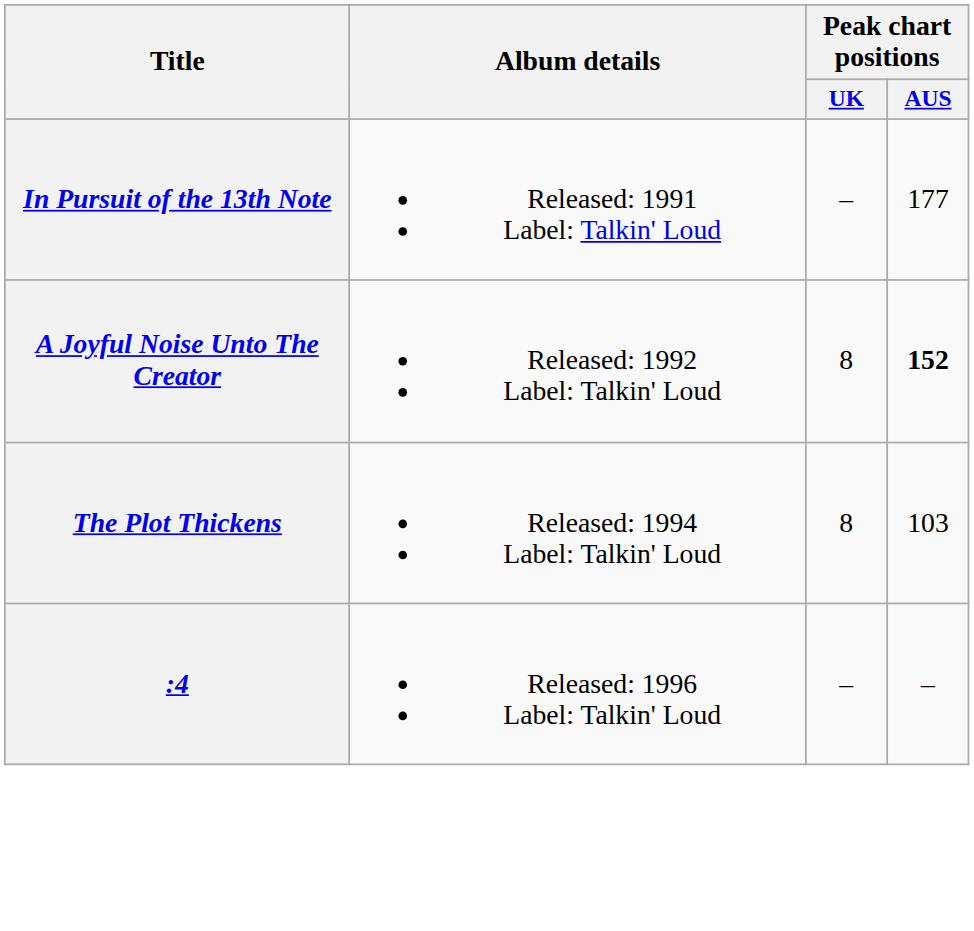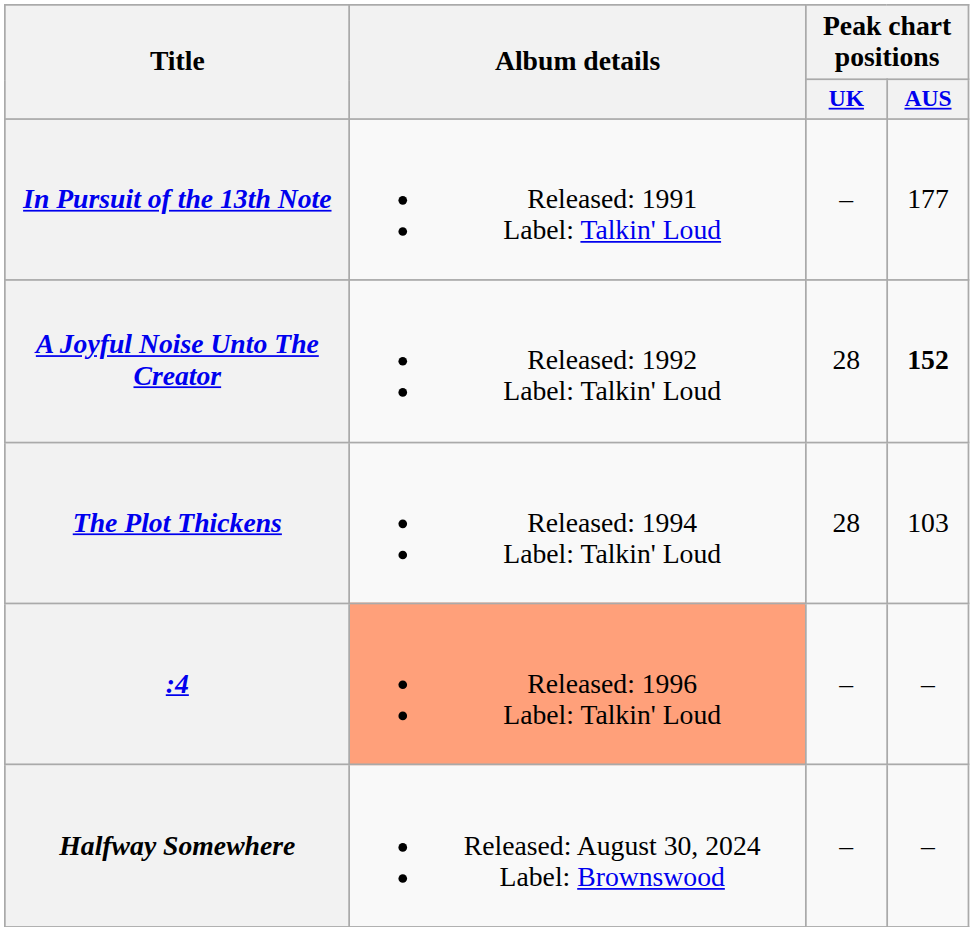(846, 360) 8 -> (846, 360) 28
(846, 522) 8 -> (846, 522) 28
(578, 700) no background -> (578, 700) lightsalmon background
+ row: (177, 845)
